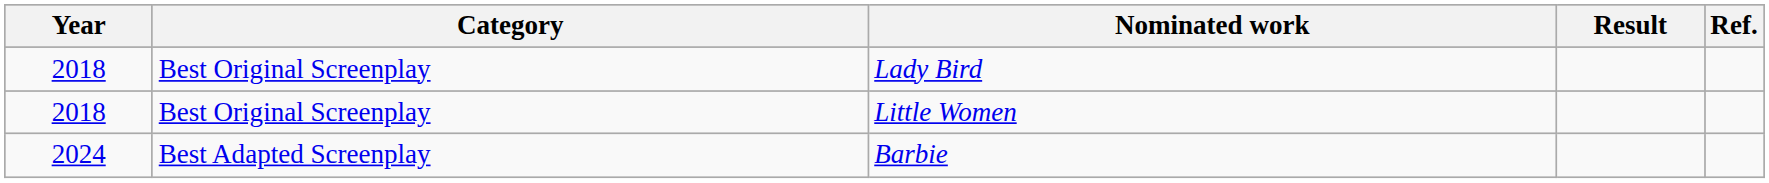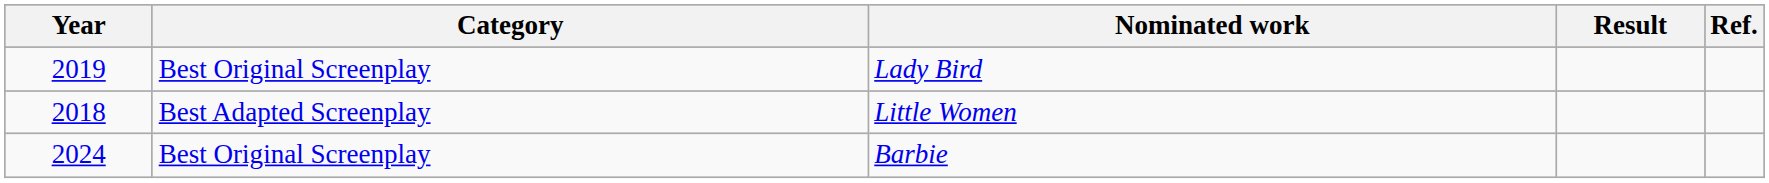(79, 68) 2018 -> (79, 68) 2019
(295, 111) Best Original Screenplay -> (295, 111) Best Adapted Screenplay
(295, 154) Best Adapted Screenplay -> (295, 154) Best Original Screenplay
